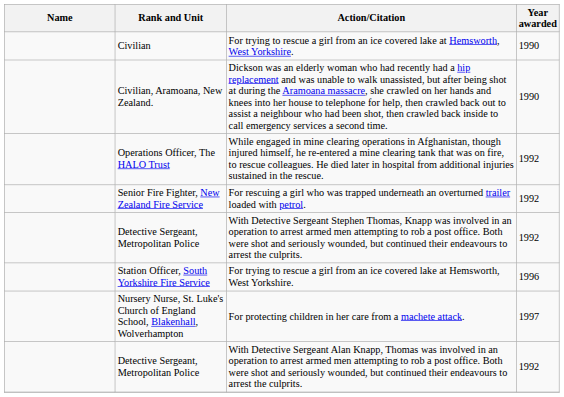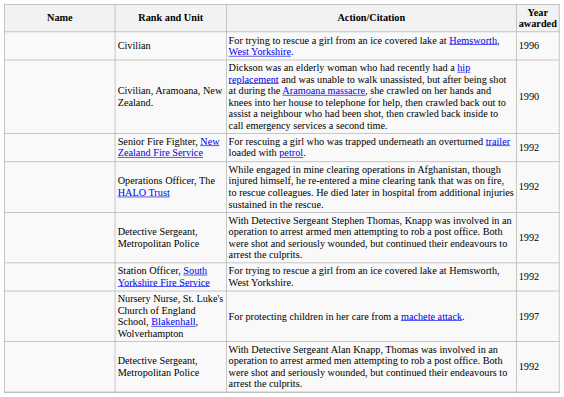(529, 46) 1990 -> (529, 46) 1996
rows swapped: (166, 159) <-> (169, 198)
(529, 277) 1996 -> (529, 277) 1992
